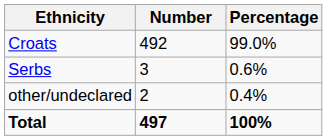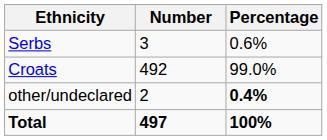rows swapped: (33, 43) <-> (30, 69)
(248, 95) normal -> (248, 95) bold
